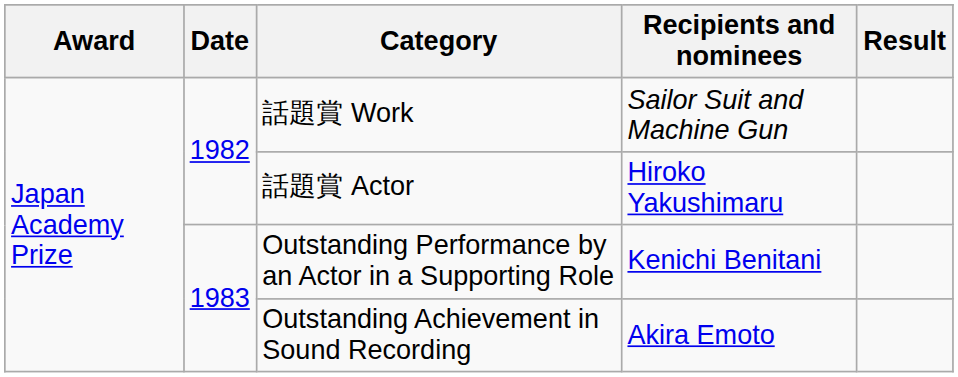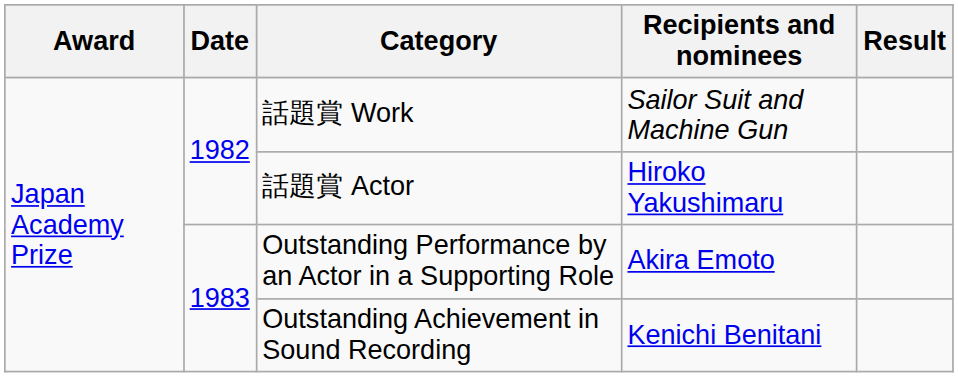(724, 261) Kenichi Benitani -> (701, 261) Akira Emoto
(701, 334) Akira Emoto -> (724, 334) Kenichi Benitani
